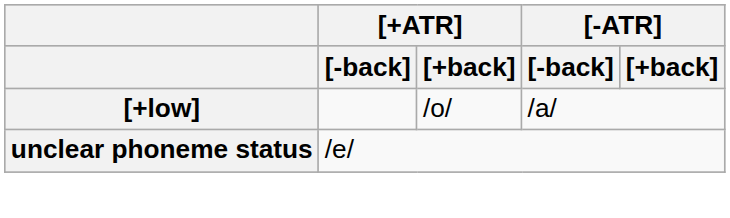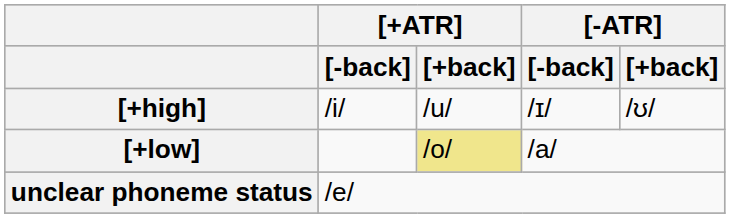+ row: (162, 108)
(438, 108) no background -> (438, 150) khaki background
